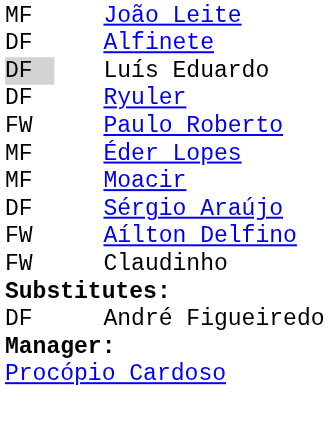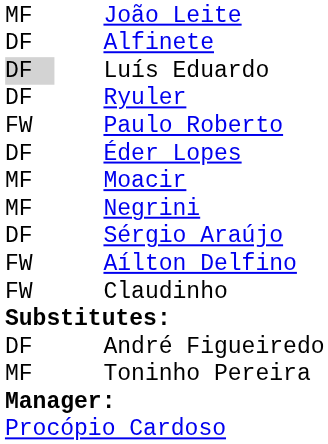(19, 154) MF -> (19, 154) DF
+ row: (152, 209)
+ row: (207, 374)
